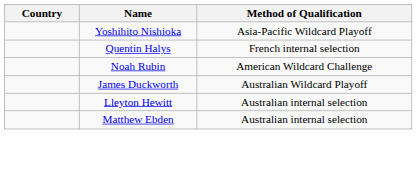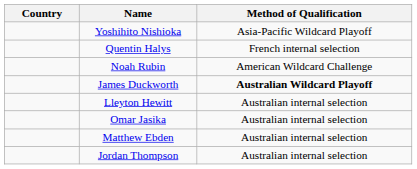(304, 84) normal -> (304, 84) bold
+ row: (138, 119)
+ row: (138, 155)
